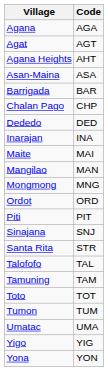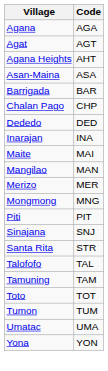+ row: (21, 185)
- row: (19, 201)
- row: (16, 342)
